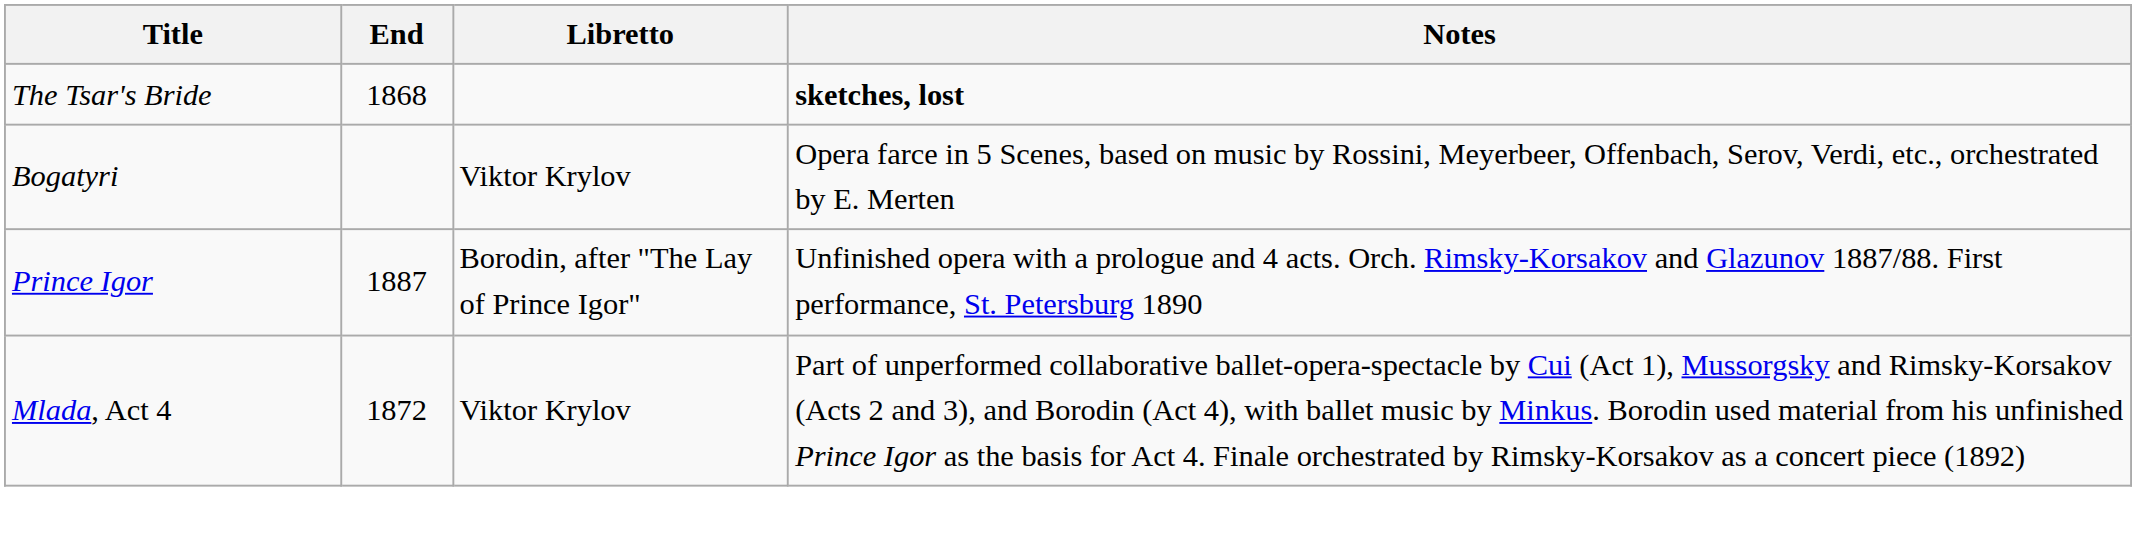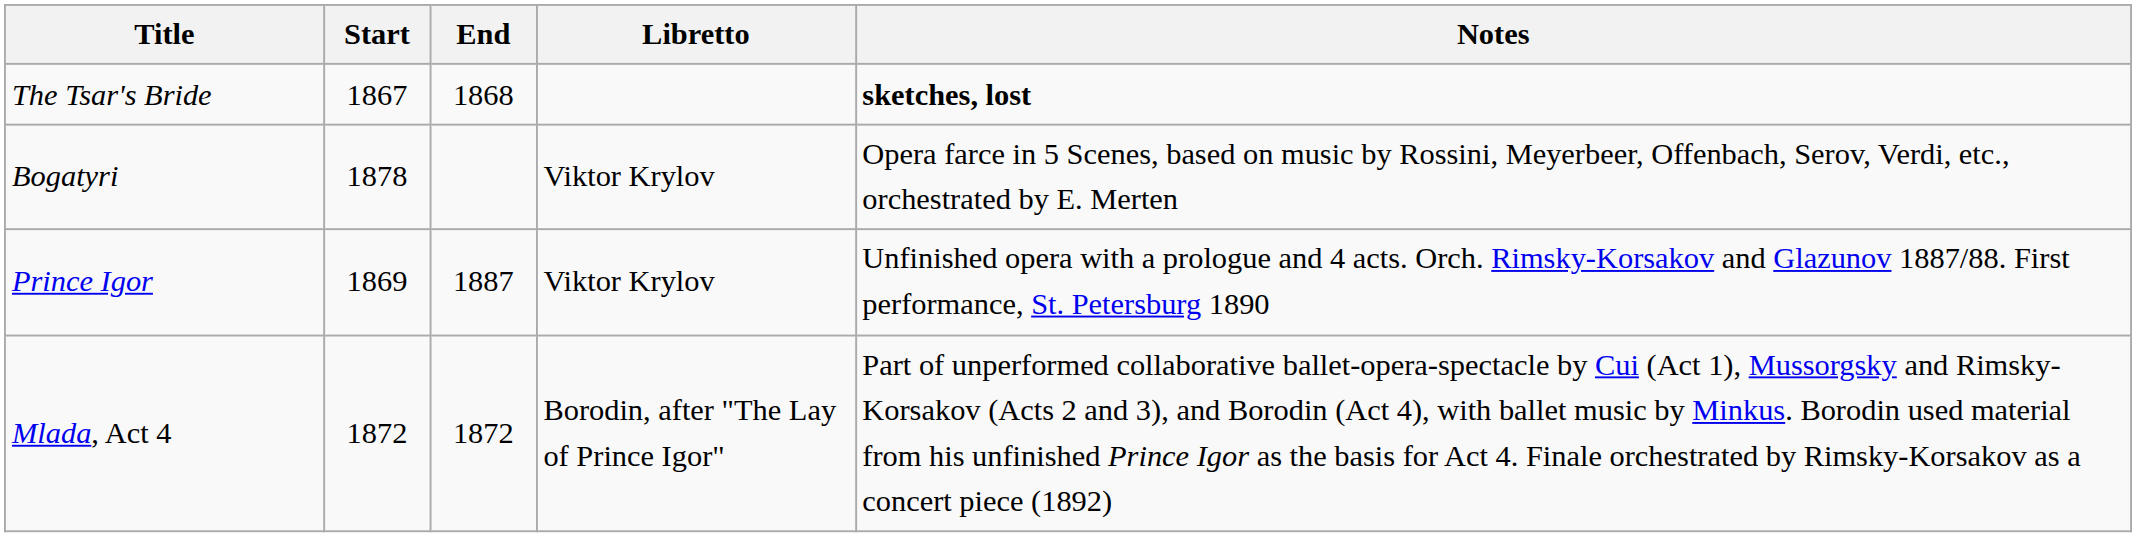+ column: (377, 34)
(606, 281) Borodin, after "The Lay of Prince Igor" -> (629, 281) Viktor Krylov
(545, 409) Viktor Krylov -> (690, 432) Borodin, after "The Lay of Prince Igor"
